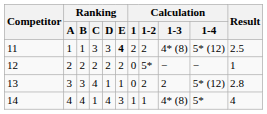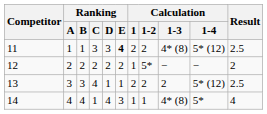(133, 65) 0 -> (133, 65) 1
(233, 65) 1 -> (233, 65) 2
(133, 83) 0 -> (133, 83) 2
(237, 83) 2.8 -> (237, 83) 2.5
